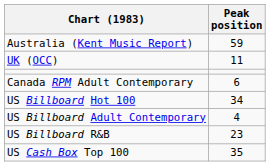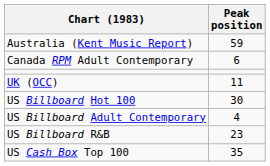rows swapped: (100, 83) <-> (33, 60)
(237, 100) 34 -> (237, 100) 30
